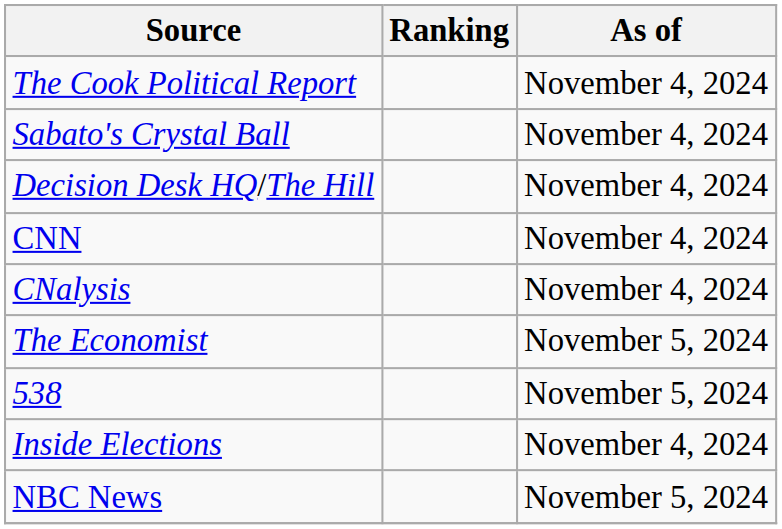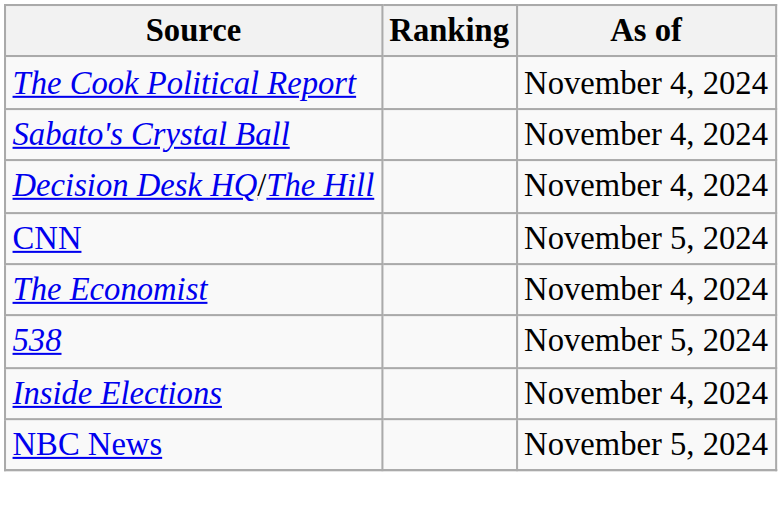(646, 237) November 4, 2024 -> (646, 237) November 5, 2024
- row: (71, 289)
(646, 340) November 5, 2024 -> (646, 289) November 4, 2024
